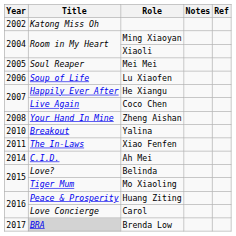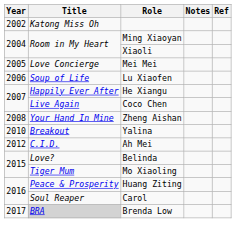(57, 64) Soul Reaper -> (64, 64) Love Concierge
- row: (150, 144)
(16, 158) 2014 -> (16, 144) 2012
(64, 211) Love Concierge -> (57, 198) Soul Reaper
